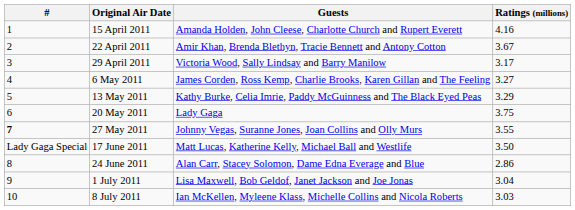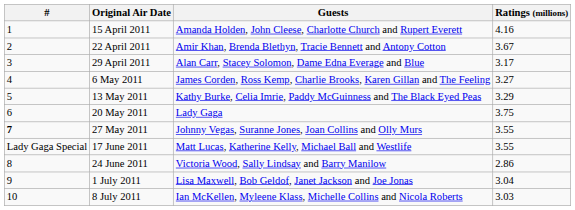(281, 63) Victoria Wood, Sally Lindsay and Barry Manilow -> (300, 63) Alan Carr, Stacey Solomon, Dame Edna Everage and Blue
(504, 146) 3.50 -> (504, 146) 3.55
(300, 163) Alan Carr, Stacey Solomon, Dame Edna Everage and Blue -> (281, 163) Victoria Wood, Sally Lindsay and Barry Manilow
